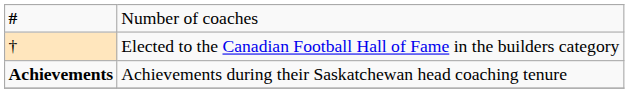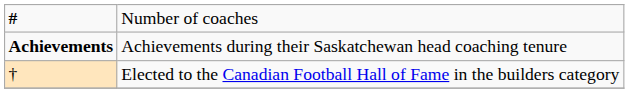rows swapped: (15, 46) <-> (61, 74)
